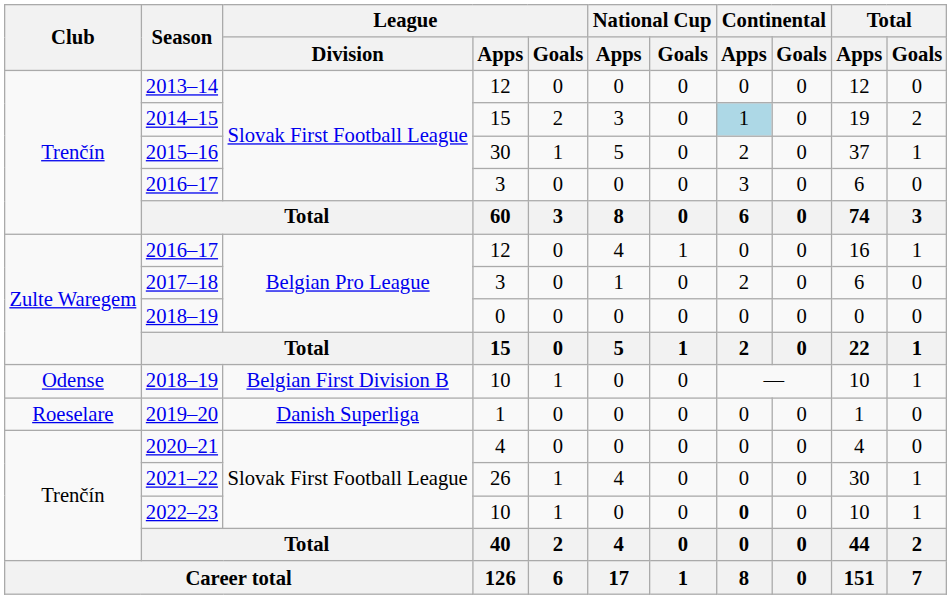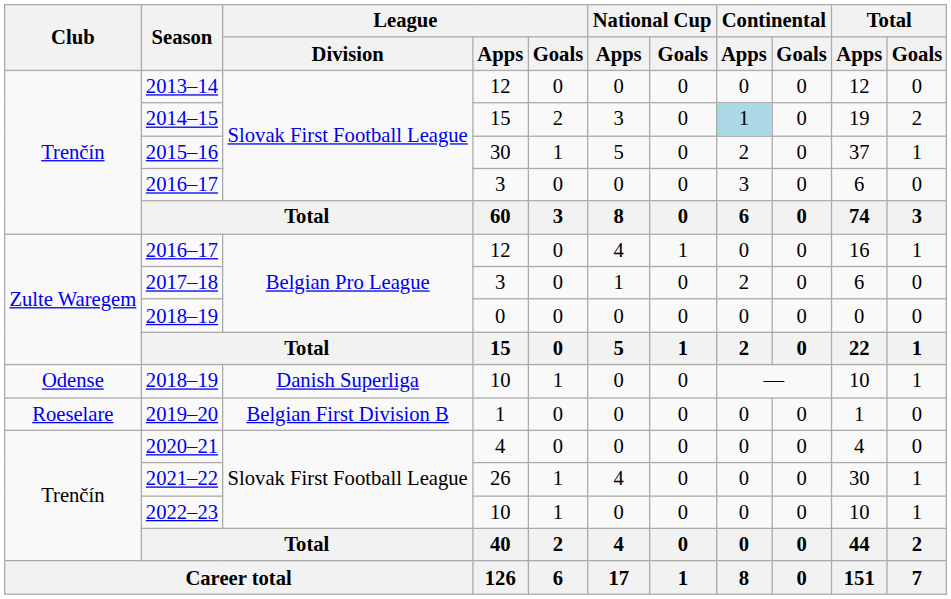(348, 380) Belgian First Division B -> (348, 380) Danish Superliga
(348, 413) Danish Superliga -> (348, 413) Belgian First Division B
(744, 511) bold -> (744, 511) normal
